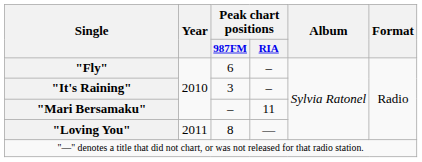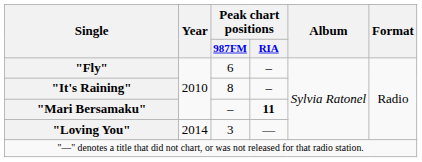(230, 88) 3 -> (230, 88) 8
(269, 109) normal -> (269, 109) bold
(195, 129) 2011 -> (195, 129) 2014
(230, 129) 8 -> (230, 129) 3
